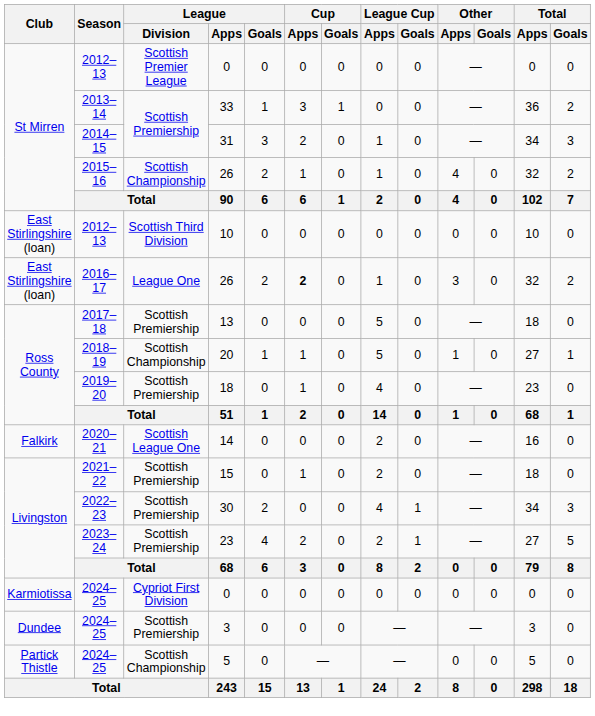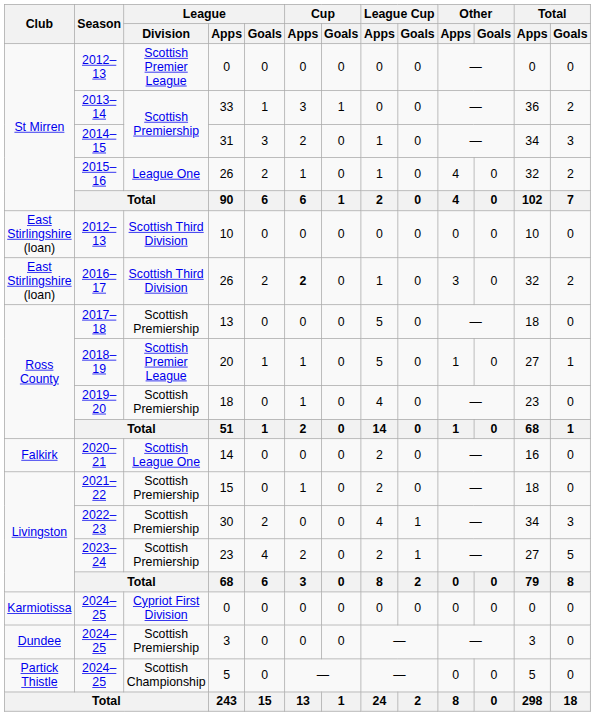(166, 174) Scottish Championship -> (166, 174) League One
(166, 281) League One -> (166, 281) Scottish Third Division
(166, 355) Scottish Championship -> (166, 362) Scottish Premier League
